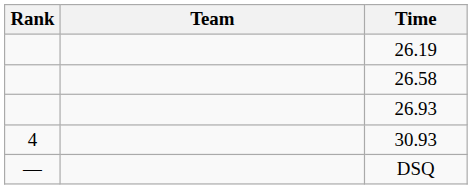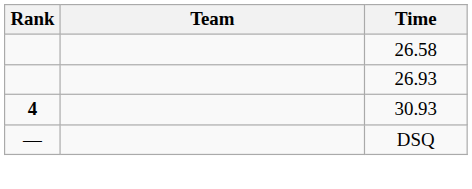- row: (416, 49)
(33, 139) normal -> (33, 109) bold
